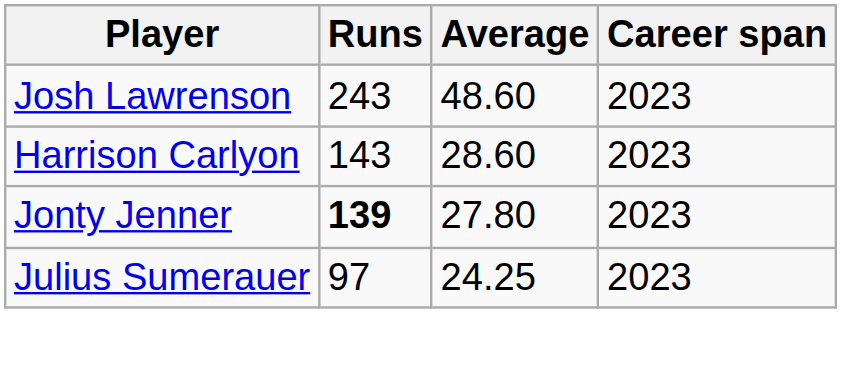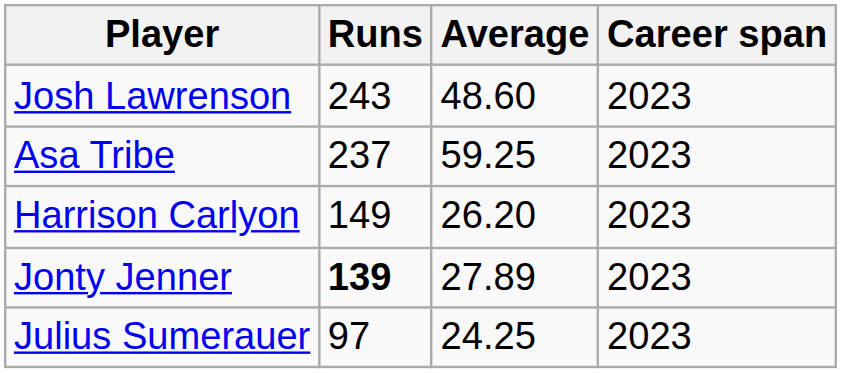+ row: (94, 155)
(360, 155) 143 -> (360, 215) 149
(488, 155) 28.60 -> (488, 215) 26.20
(488, 215) 27.80 -> (488, 276) 27.89
